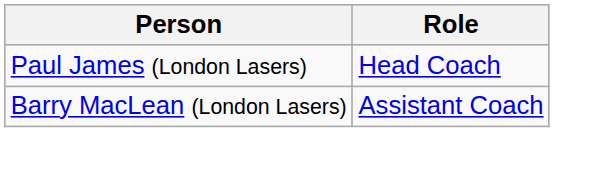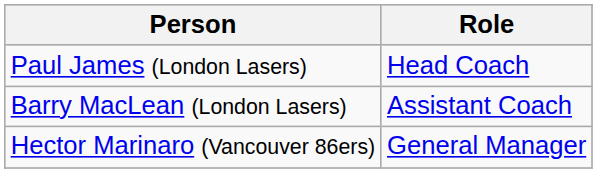+ row: (193, 146)
